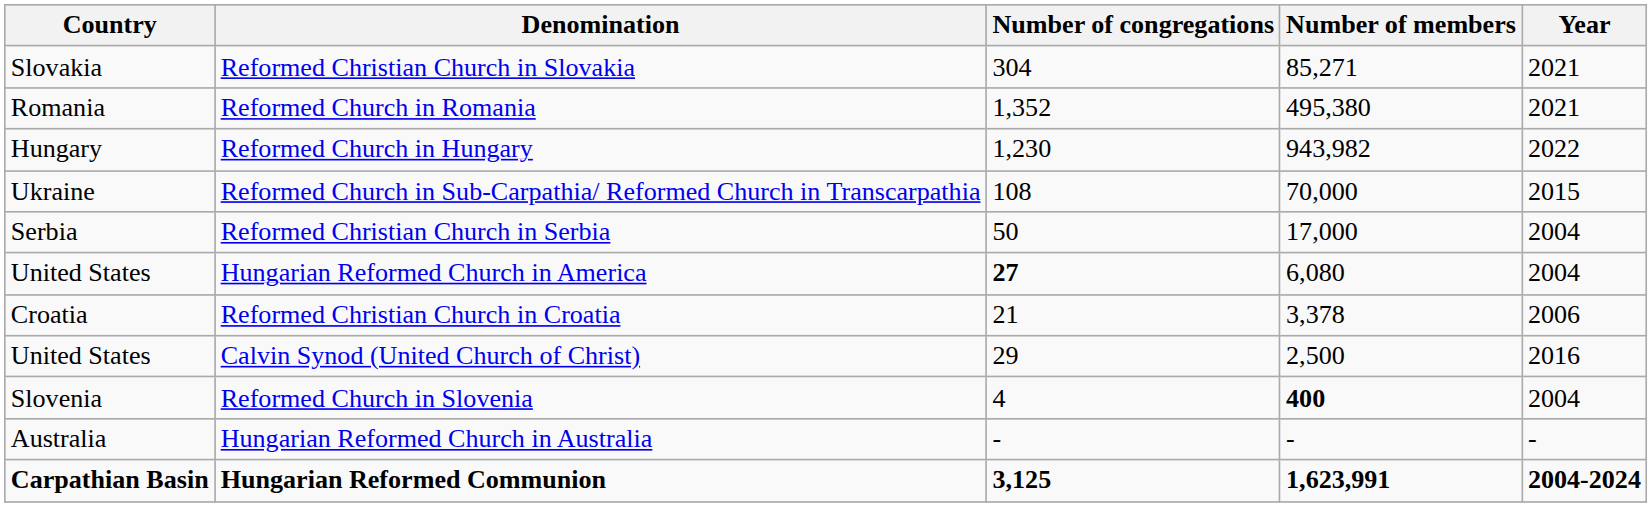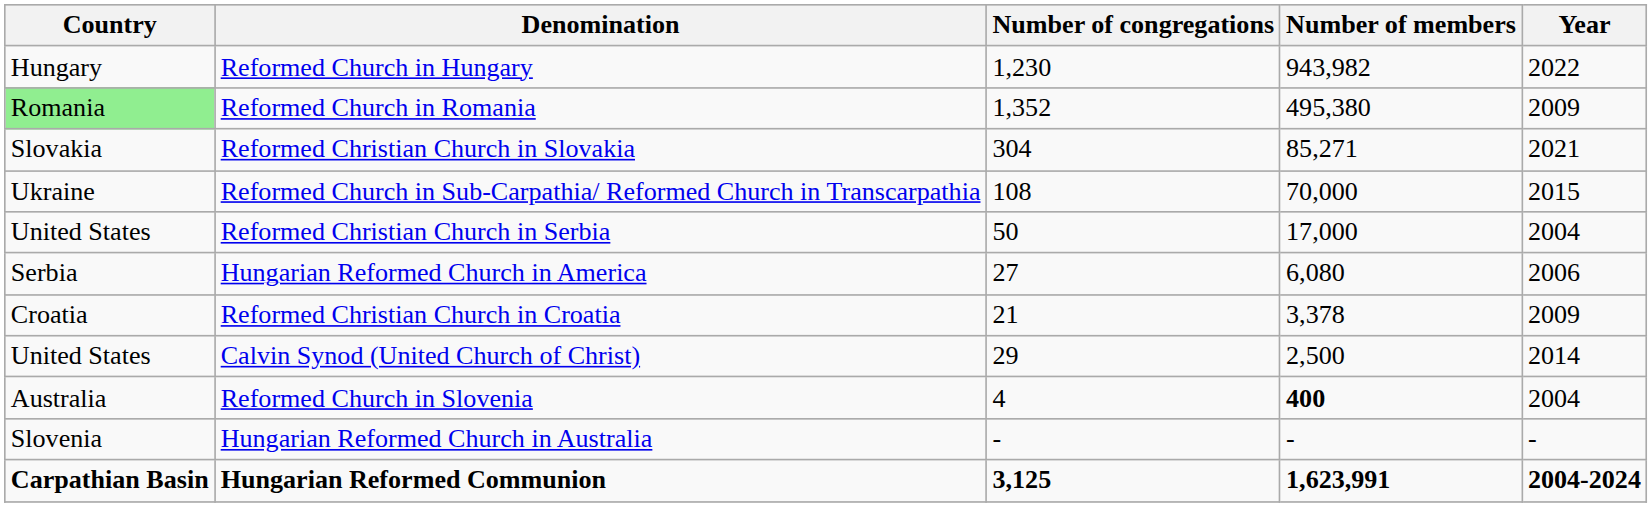rows swapped: (377, 149) <-> (428, 66)
(58, 107) no background -> (58, 107) lightgreen background
(1554, 107) 2021 -> (1554, 107) 2009
(44, 231) Serbia -> (81, 231) United States
(81, 273) United States -> (44, 273) Serbia
(1006, 273) bold -> (1006, 273) normal
(1554, 273) 2004 -> (1554, 273) 2006
(1554, 314) 2006 -> (1554, 314) 2009
(1554, 356) 2016 -> (1554, 356) 2014
(56, 397) Slovenia -> (59, 397) Australia
(59, 438) Australia -> (56, 438) Slovenia
